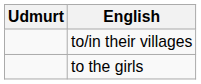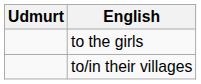rows swapped: (107, 66) <-> (132, 41)
